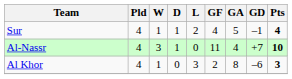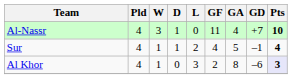rows swapped: (26, 47) <-> (14, 30)
(277, 64) no background -> (277, 64) lavender background
